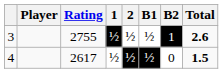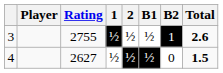(83, 57) 2617 -> (83, 57) 2627
